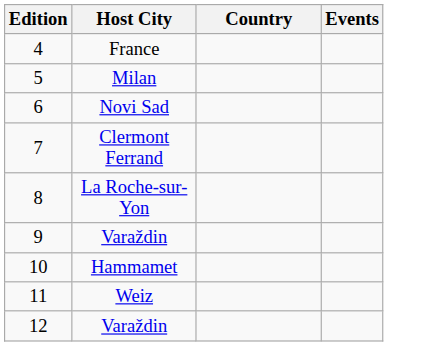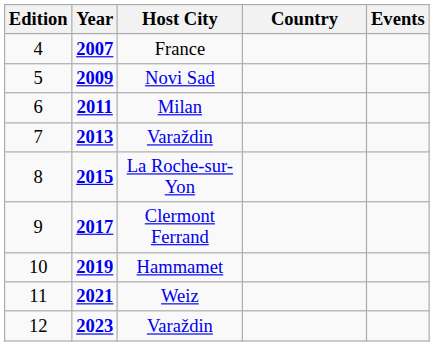+ column: (95, 19)
(134, 78) Milan -> (180, 78) Novi Sad
(134, 107) Novi Sad -> (180, 107) Milan
(134, 147) Clermont Ferrand -> (180, 136) Varaždin
(134, 237) Varaždin -> (180, 227) Clermont Ferrand
